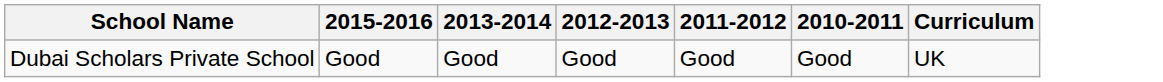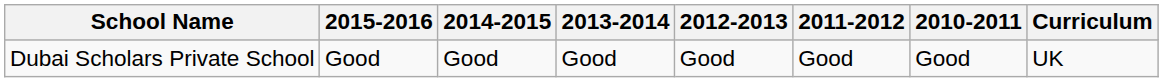+ column: (497, 22)
